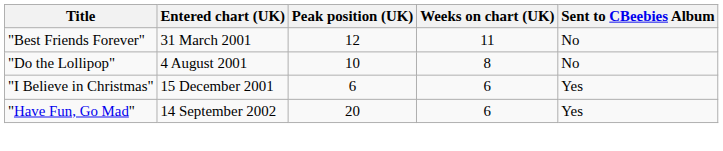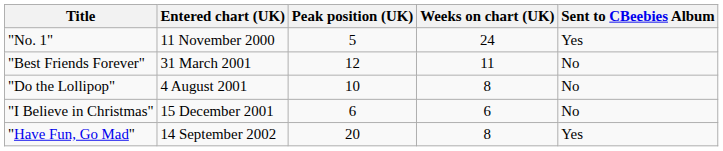+ row: (31, 39)
(572, 87) Yes -> (570, 110) No
(487, 110) 6 -> (487, 134) 8
